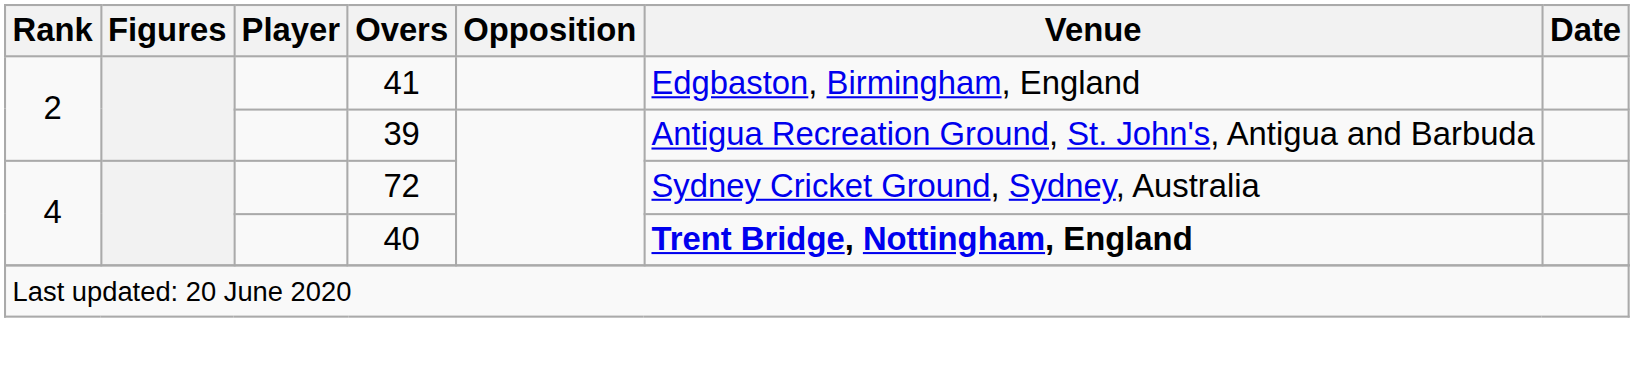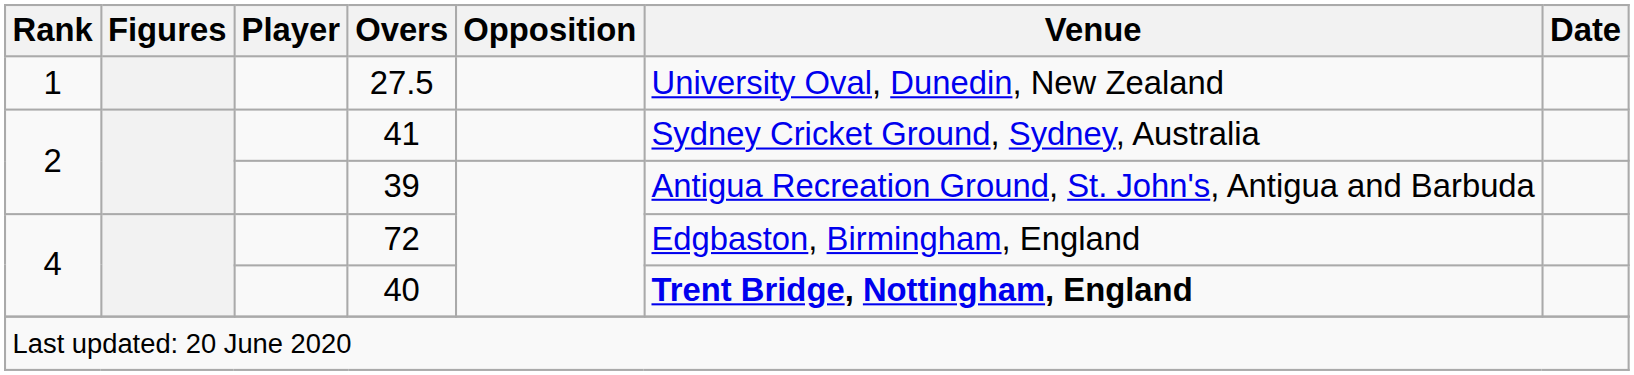+ row: (402, 82)
(896, 82) Edgbaston, Birmingham, England -> (956, 134) Sydney Cricket Ground, Sydney, Australia
(956, 186) Sydney Cricket Ground, Sydney, Australia -> (896, 238) Edgbaston, Birmingham, England
